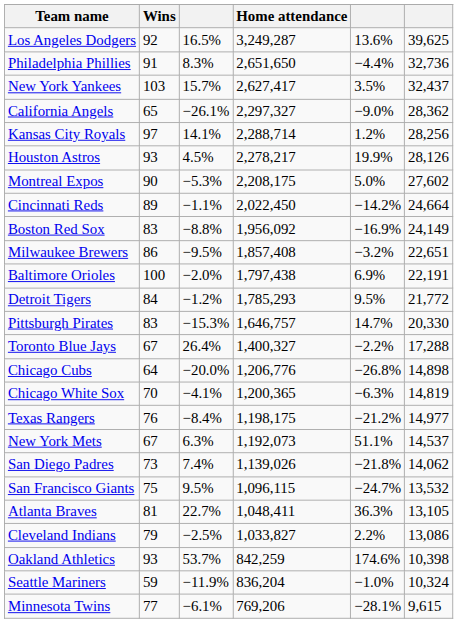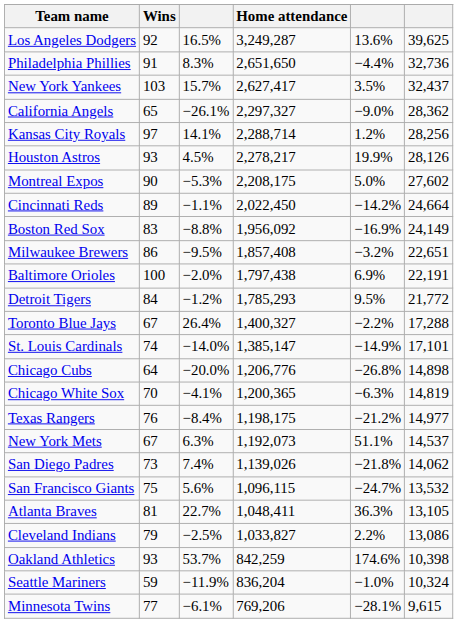- row: (60, 323)
+ row: (65, 346)
(198, 488) 9.5% -> (198, 488) 5.6%
